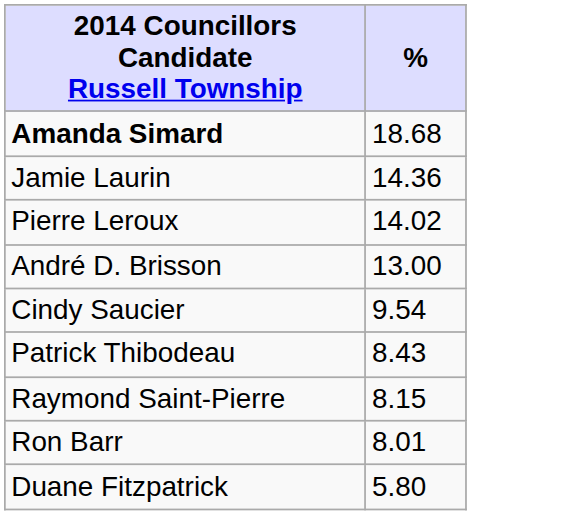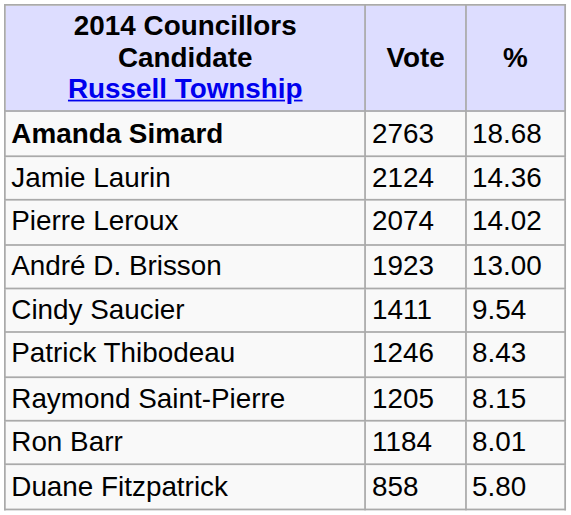+ column: (416, 57)
